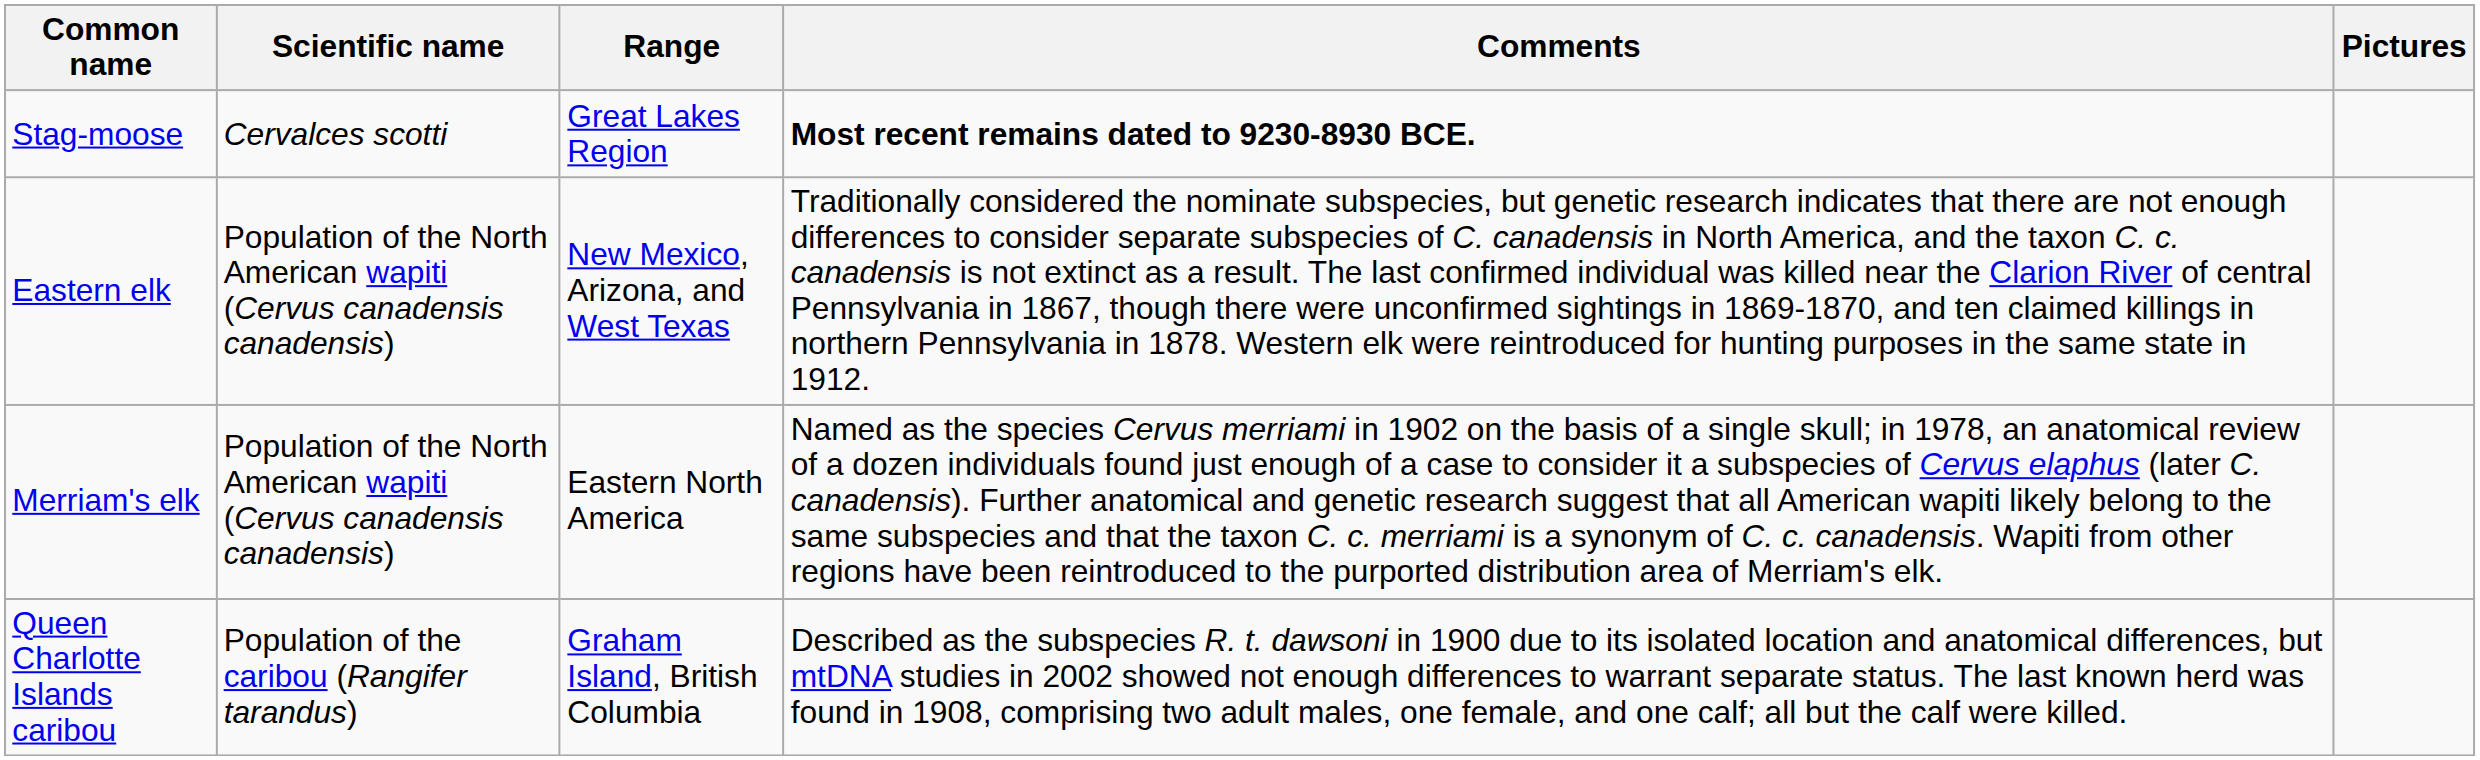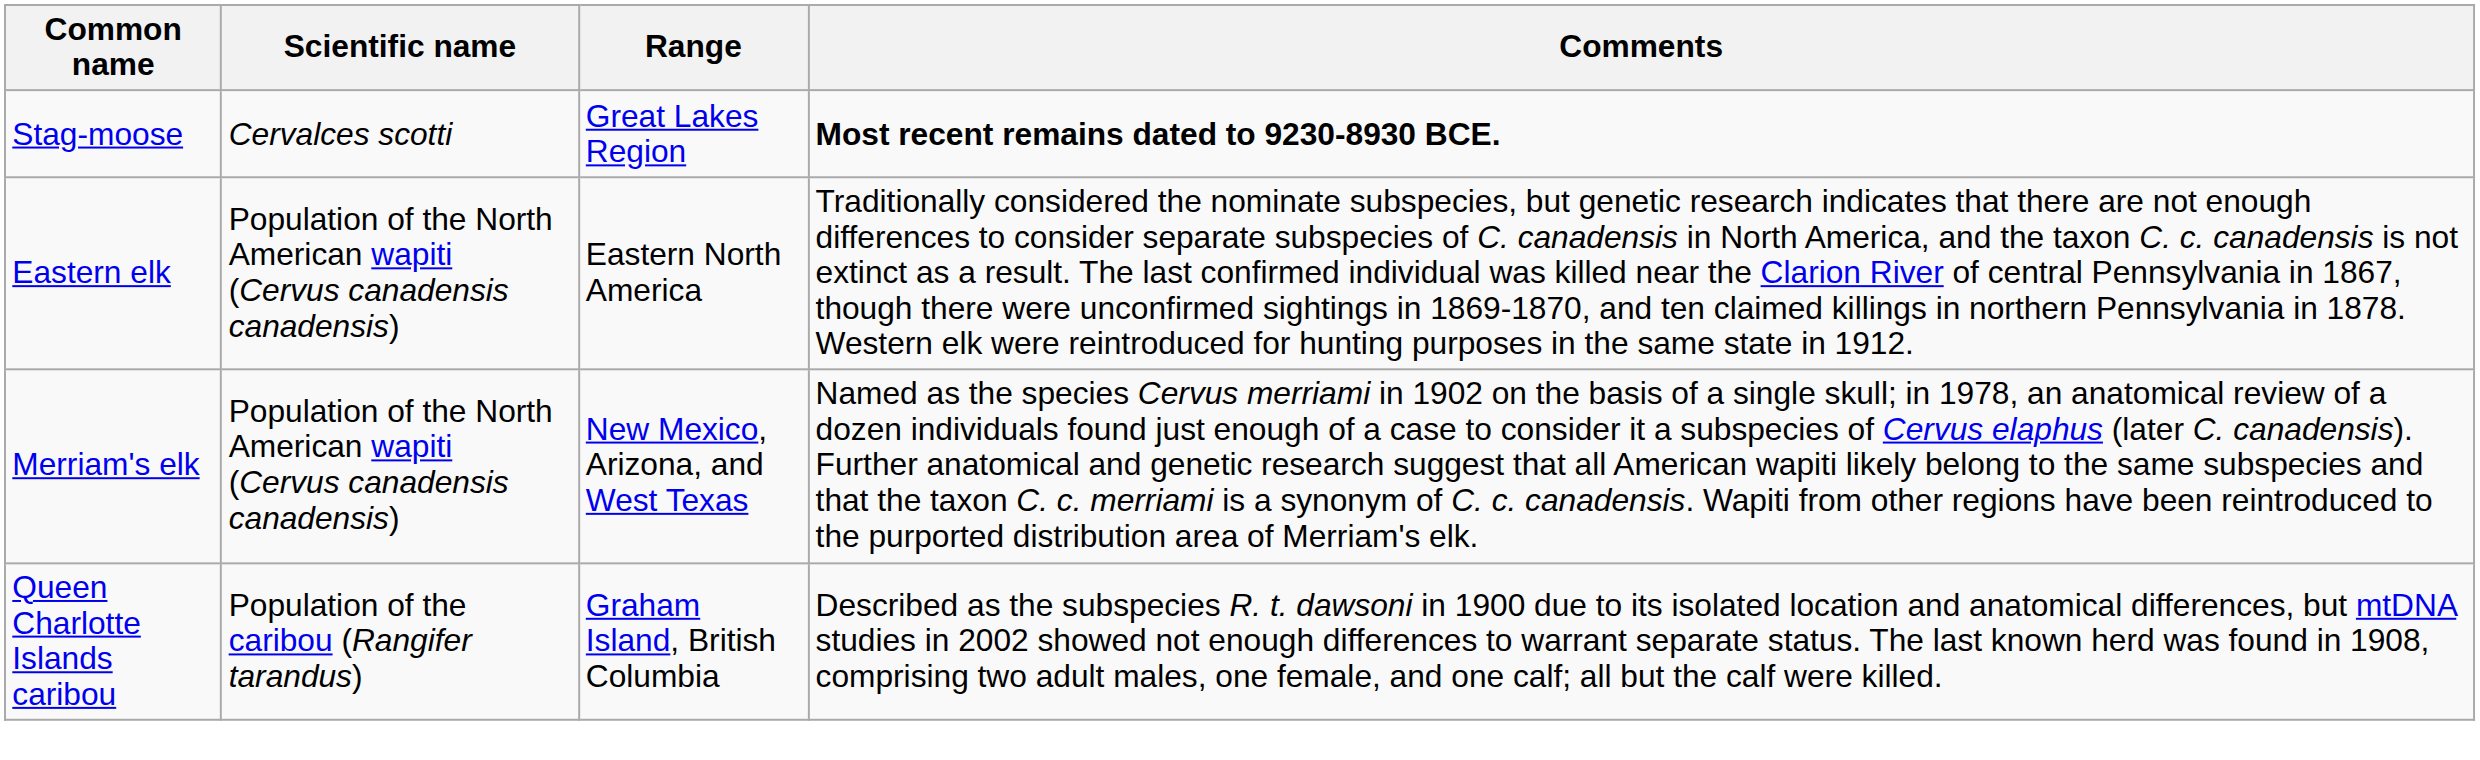- column: (2404, 47)
(658, 290) New Mexico, Arizona, and West Texas -> (684, 272) Eastern North America
(665, 501) Eastern North America -> (676, 465) New Mexico, Arizona, and West Texas
